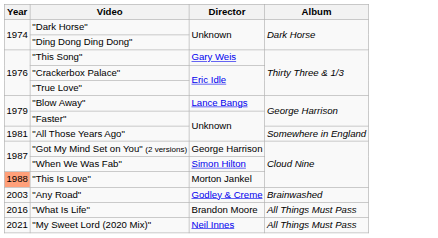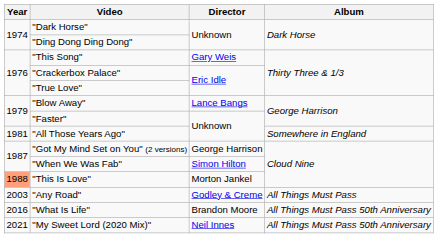(295, 194) Brainwashed -> (312, 194) All Things Must Pass
(312, 210) All Things Must Pass -> (349, 210) All Things Must Pass 50th Anniversary
(312, 225) All Things Must Pass -> (349, 225) All Things Must Pass 50th Anniversary
